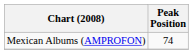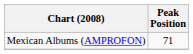(168, 40) 74 -> (168, 40) 71
